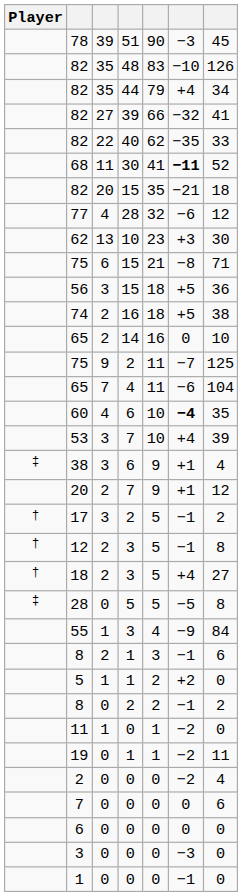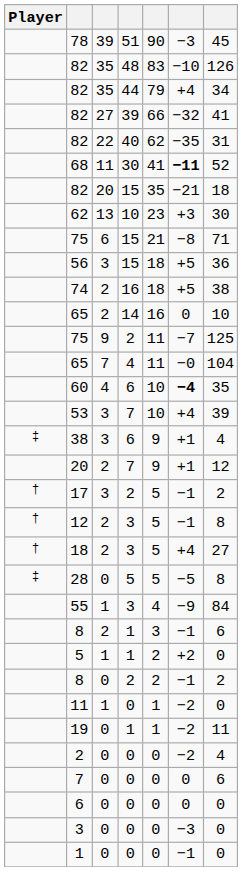(221, 141) 33 -> (221, 141) 31
- row: (79, 215)
(186, 389) −6 -> (186, 364) −0
